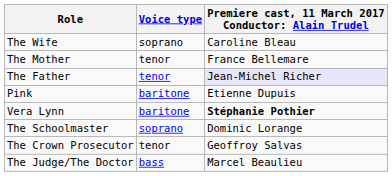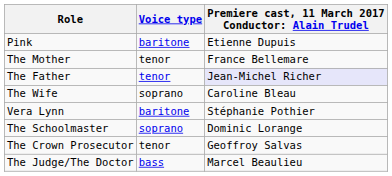rows swapped: (20, 94) <-> (32, 42)
(261, 111) bold -> (261, 111) normal
